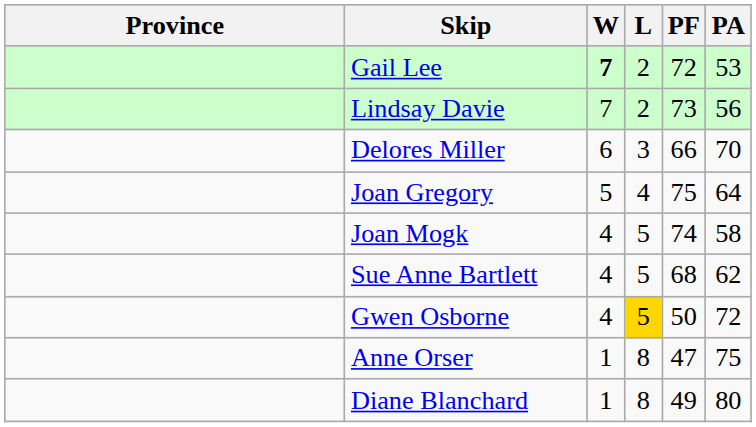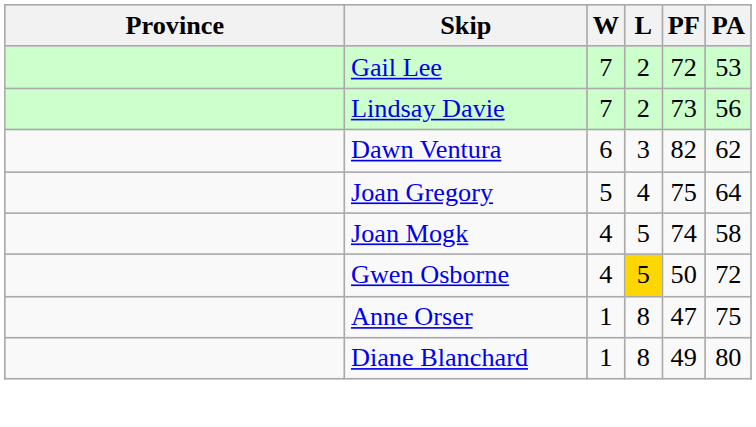(606, 66) bold -> (606, 66) normal
+ row: (426, 150)
- row: (428, 150)
- row: (444, 274)
